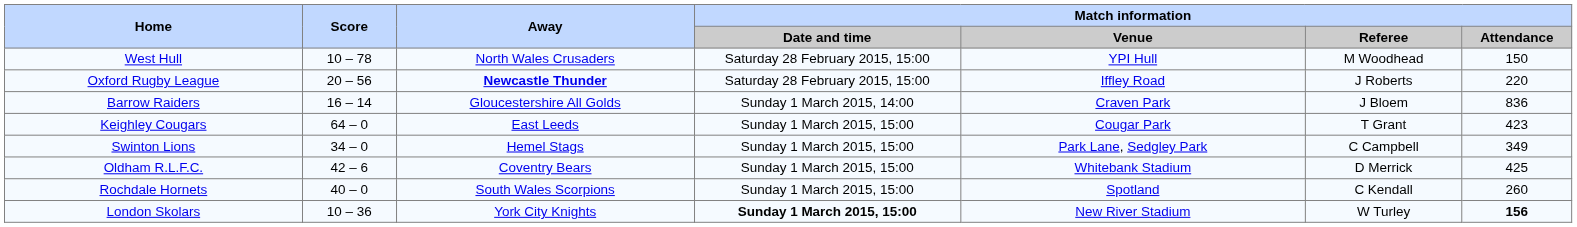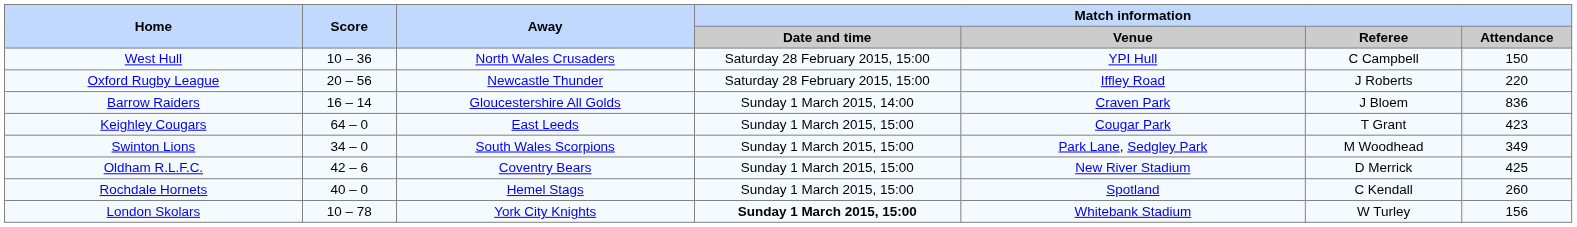(349, 59) 10 – 78 -> (349, 59) 10 – 36
(1384, 59) M Woodhead -> (1384, 59) C Campbell
(545, 81) bold -> (545, 81) normal
(545, 146) Hemel Stags -> (545, 146) South Wales Scorpions
(1384, 146) C Campbell -> (1384, 146) M Woodhead
(1133, 168) Whitebank Stadium -> (1133, 168) New River Stadium
(545, 190) South Wales Scorpions -> (545, 190) Hemel Stags
(349, 211) 10 – 36 -> (349, 211) 10 – 78
(1133, 211) New River Stadium -> (1133, 211) Whitebank Stadium
(1517, 211) bold -> (1517, 211) normal
